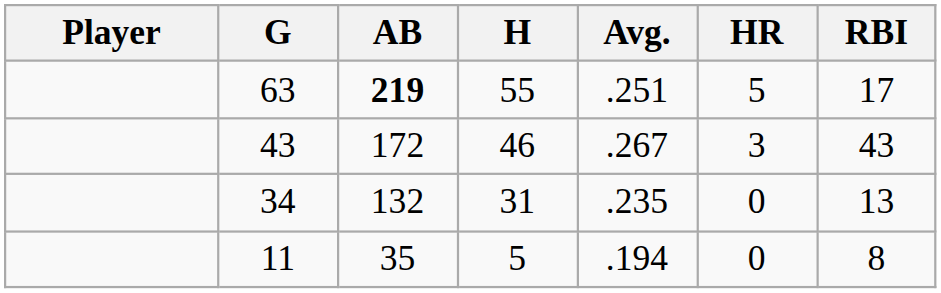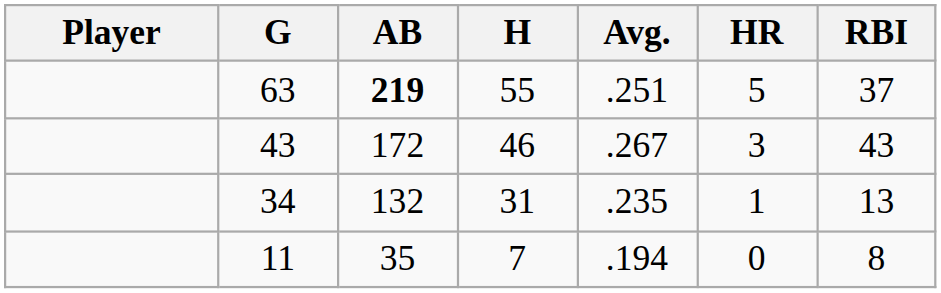(876, 88) 17 -> (876, 88) 37
(757, 201) 0 -> (757, 201) 1
(517, 257) 5 -> (517, 257) 7
